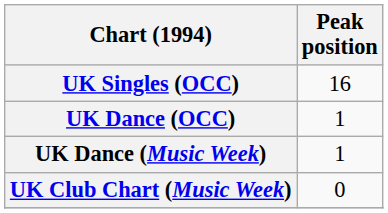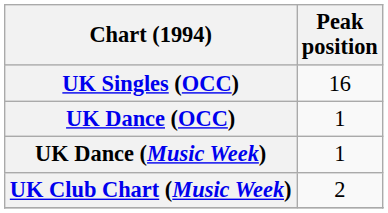(340, 189) 0 -> (340, 189) 2
